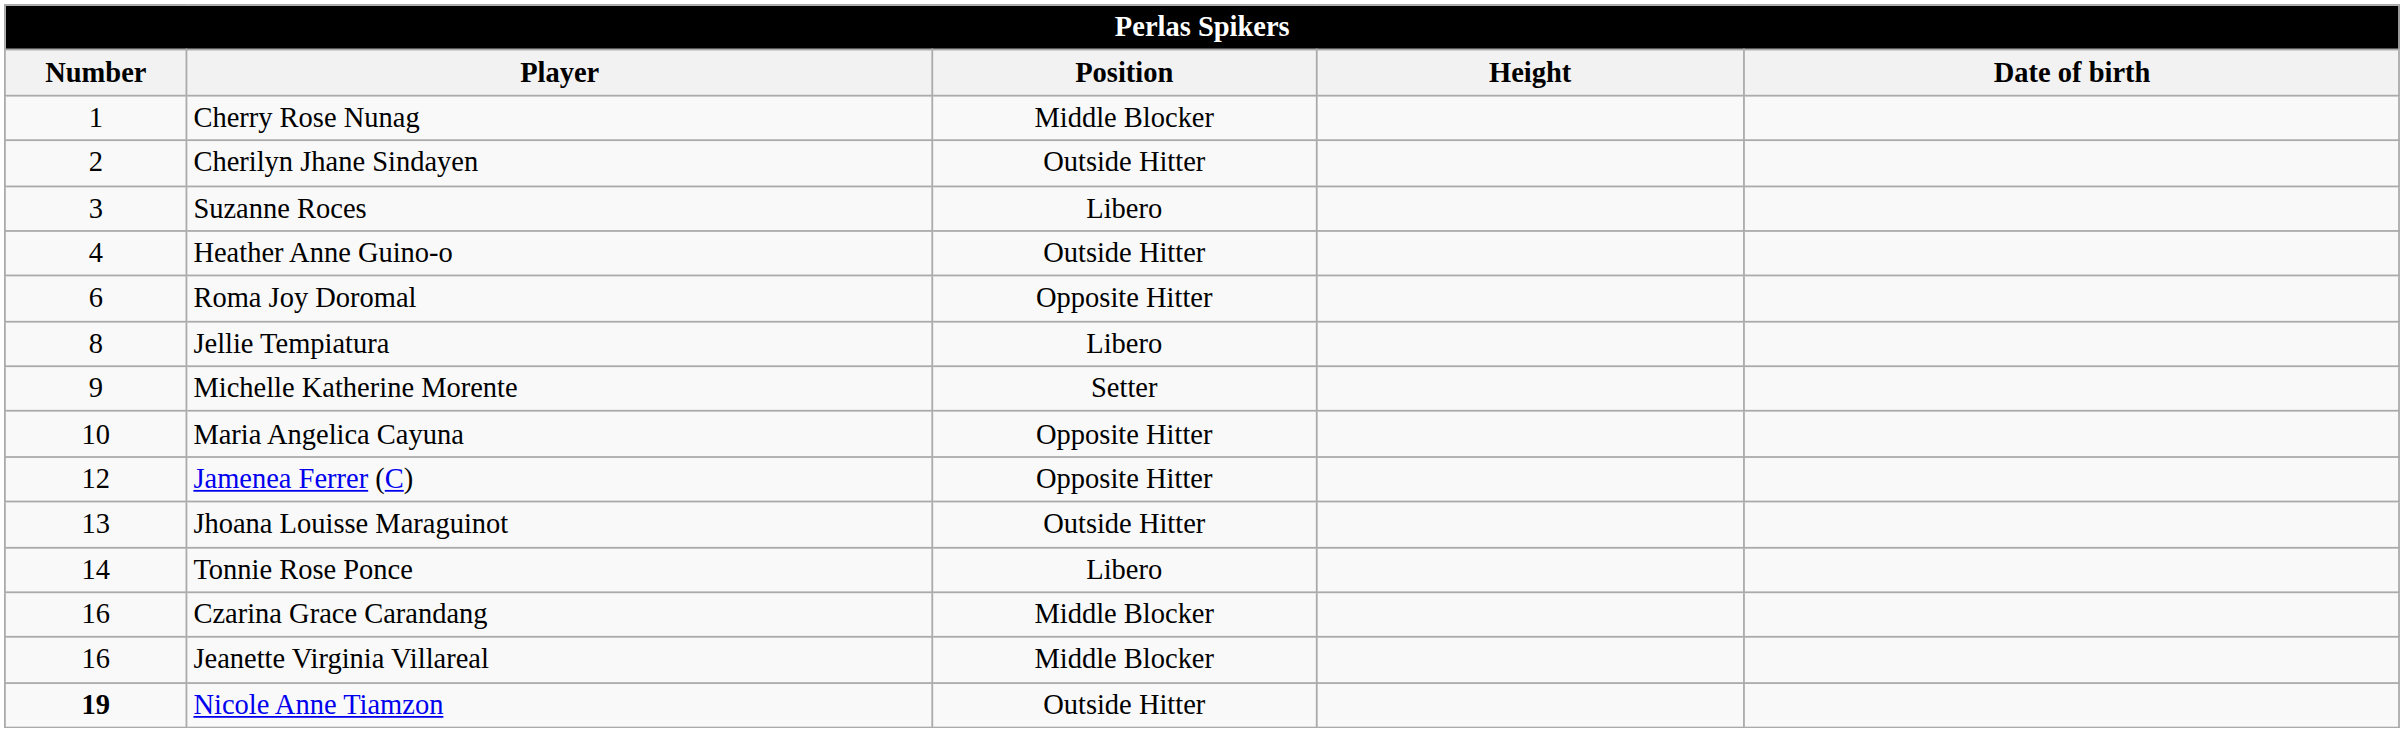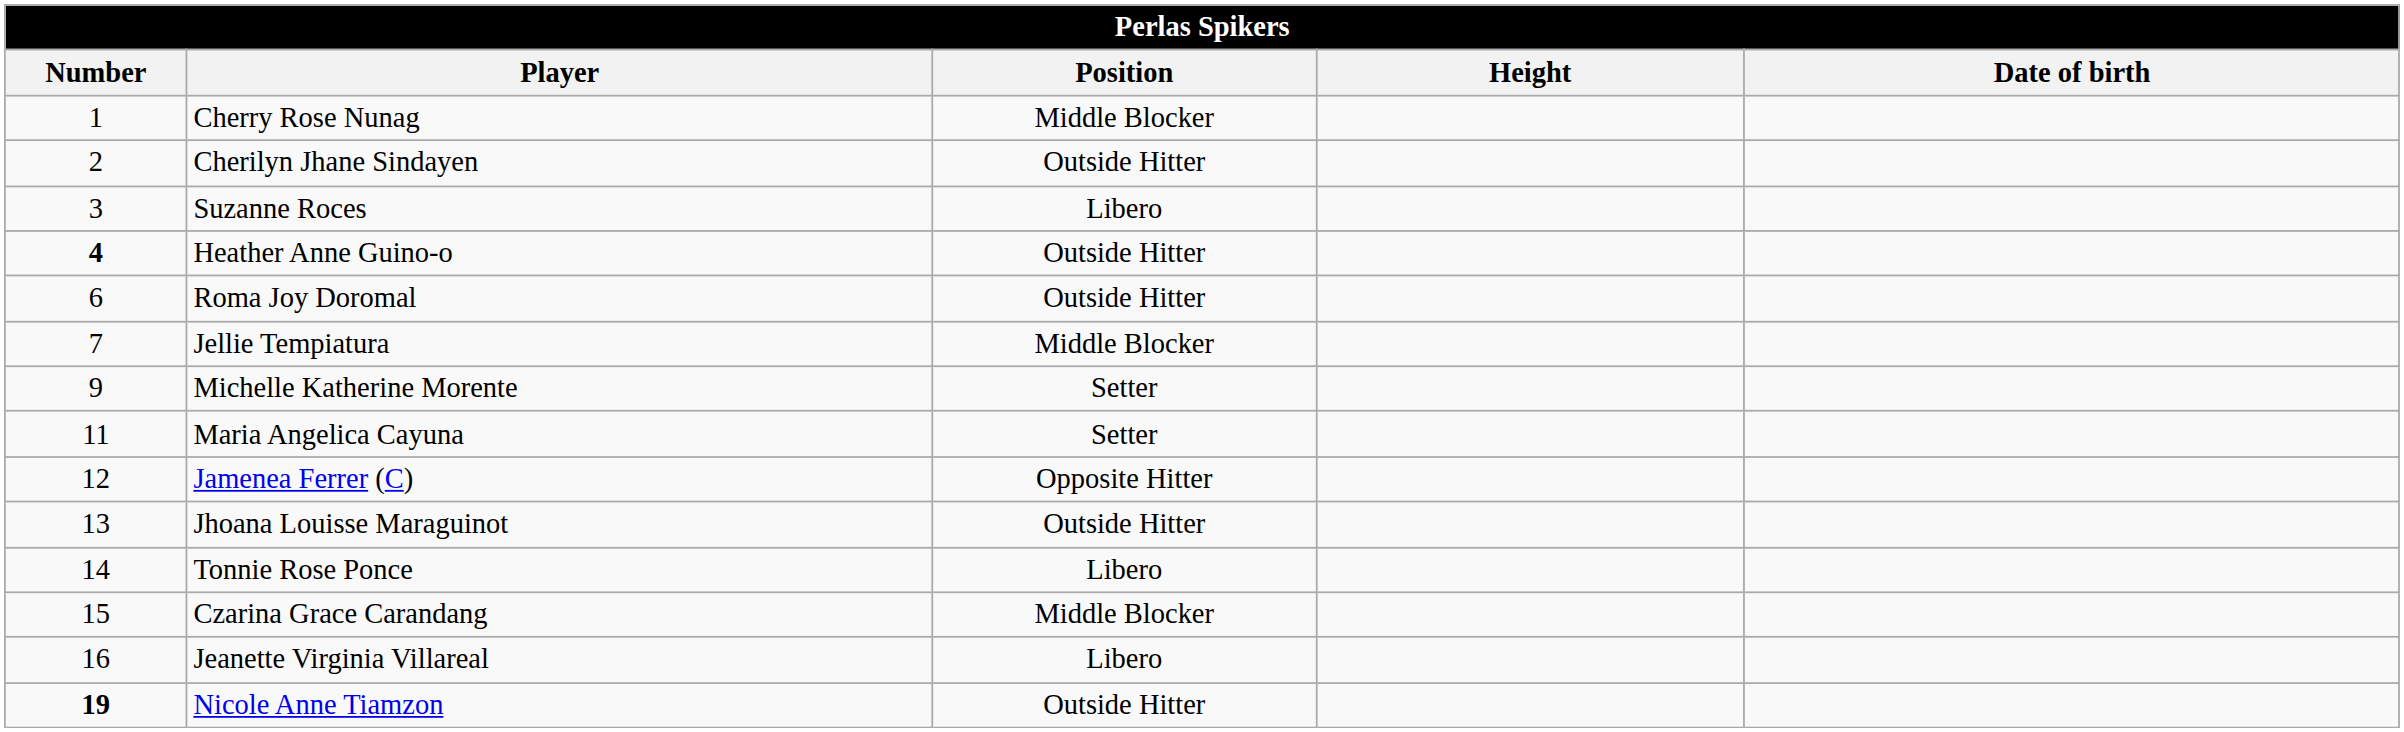(96, 252) normal -> (96, 252) bold
(1124, 298) Opposite Hitter -> (1124, 298) Outside Hitter
(96, 343) 8 -> (96, 343) 7
(1124, 343) Libero -> (1124, 343) Middle Blocker
(96, 433) 10 -> (96, 433) 11
(1124, 433) Opposite Hitter -> (1124, 433) Setter
(96, 614) 16 -> (96, 614) 15
(1124, 659) Middle Blocker -> (1124, 659) Libero
